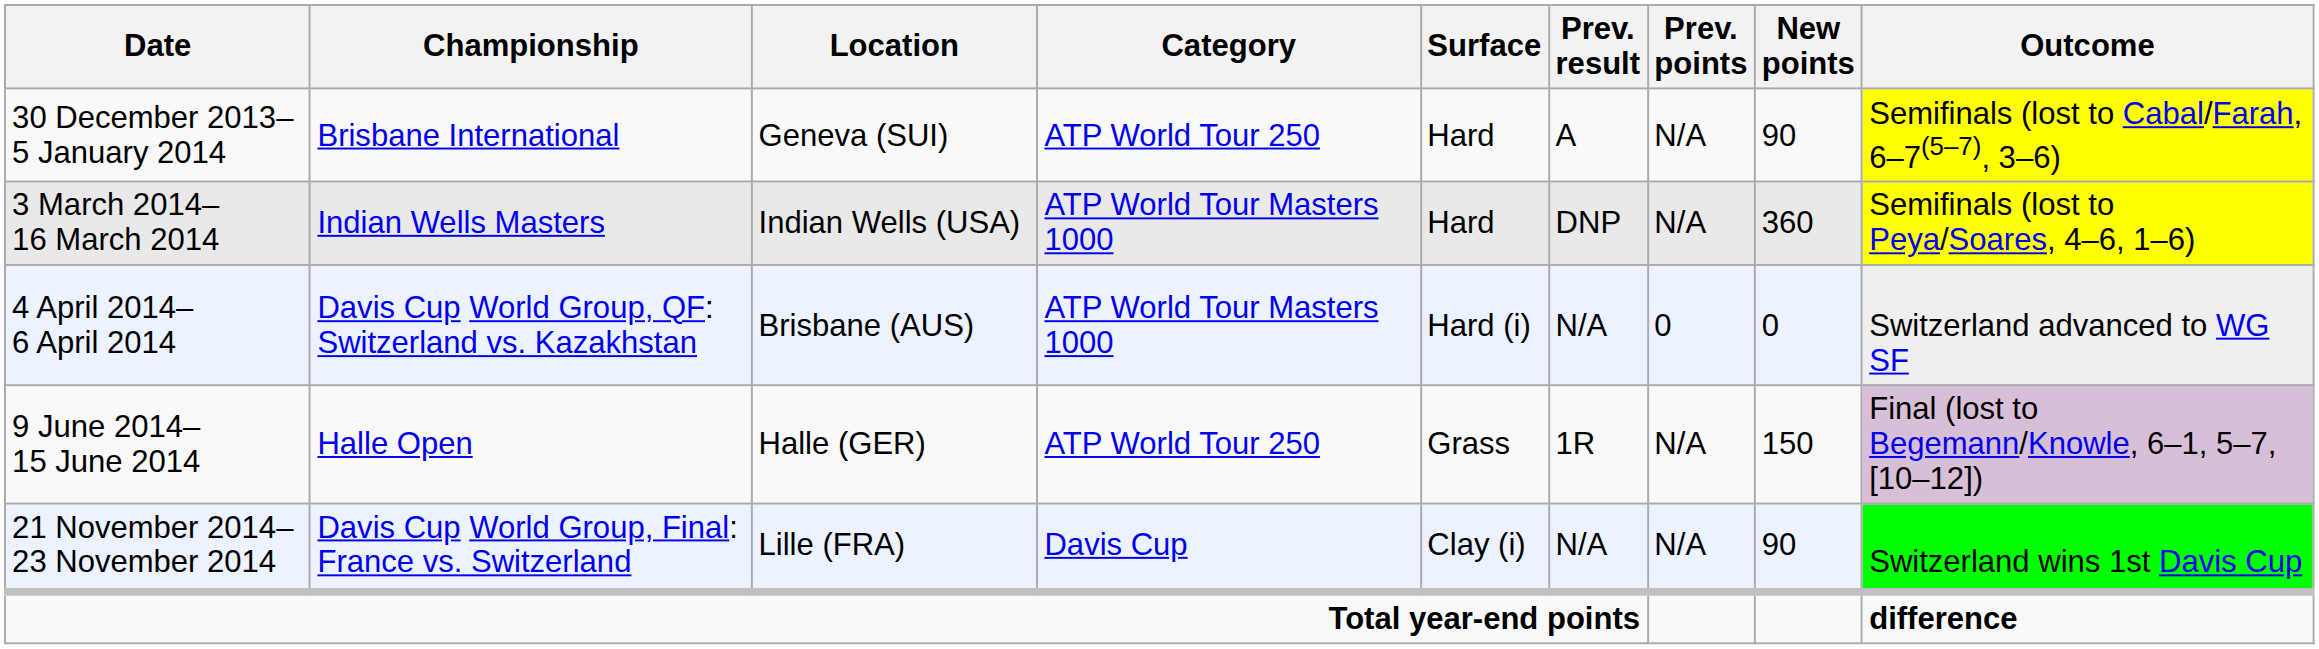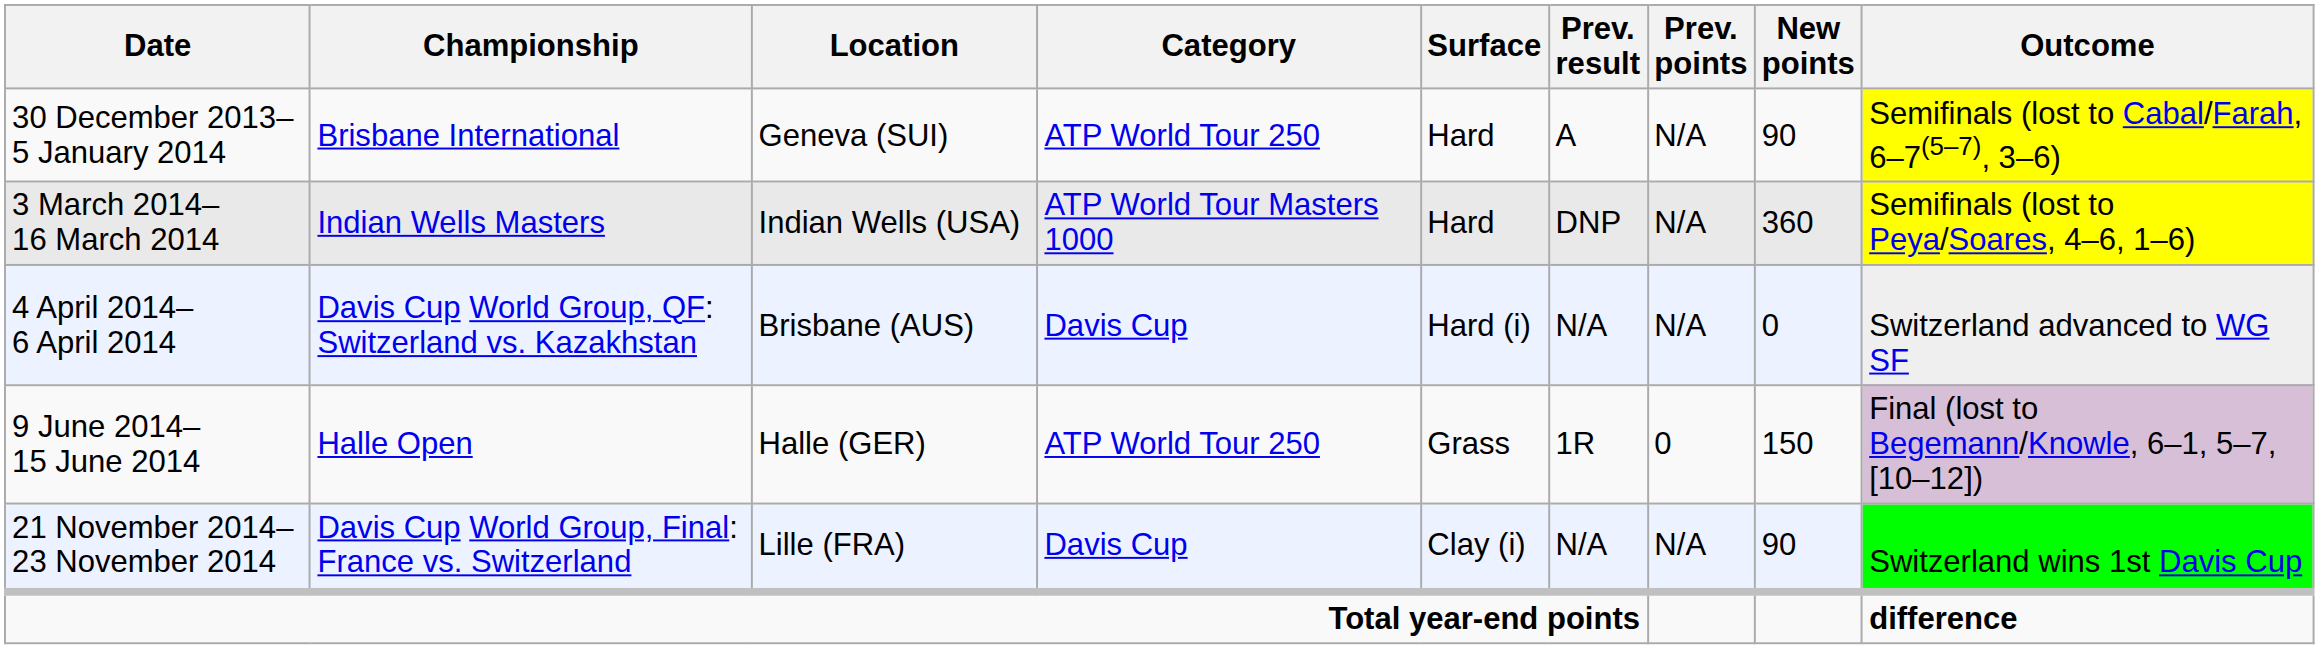(1211, 324) ATP World Tour Masters 1000 -> (1116, 324) Davis Cup
(1663, 324) 0 -> (1680, 324) N/A
(1680, 443) N/A -> (1663, 443) 0
